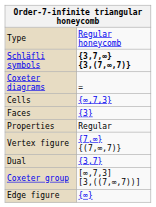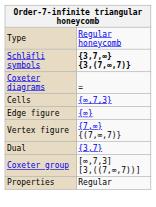- row: (19, 113)
rows swapped: (33, 196) <-> (31, 126)
